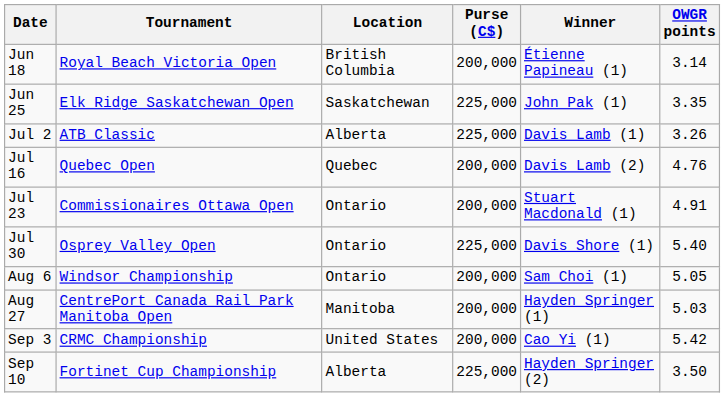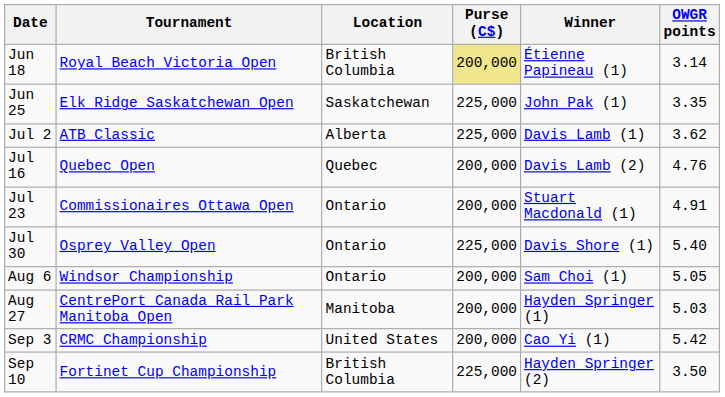(487, 64) no background -> (487, 64) khaki background
(690, 136) 3.26 -> (690, 136) 3.62
(356, 373) Alberta -> (360, 373) British Columbia
